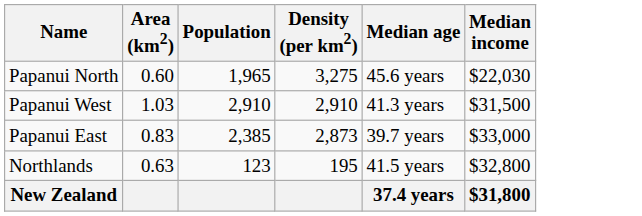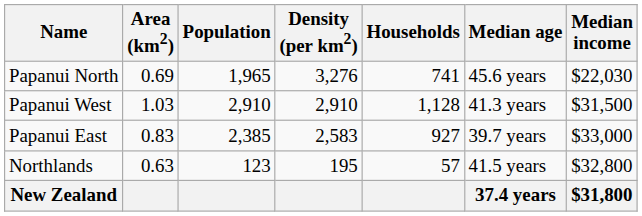+ column: (413, 32)
(157, 75) 0.60 -> (157, 75) 0.69
(337, 75) 3,275 -> (337, 75) 3,276
(337, 135) 2,873 -> (337, 135) 2,583
